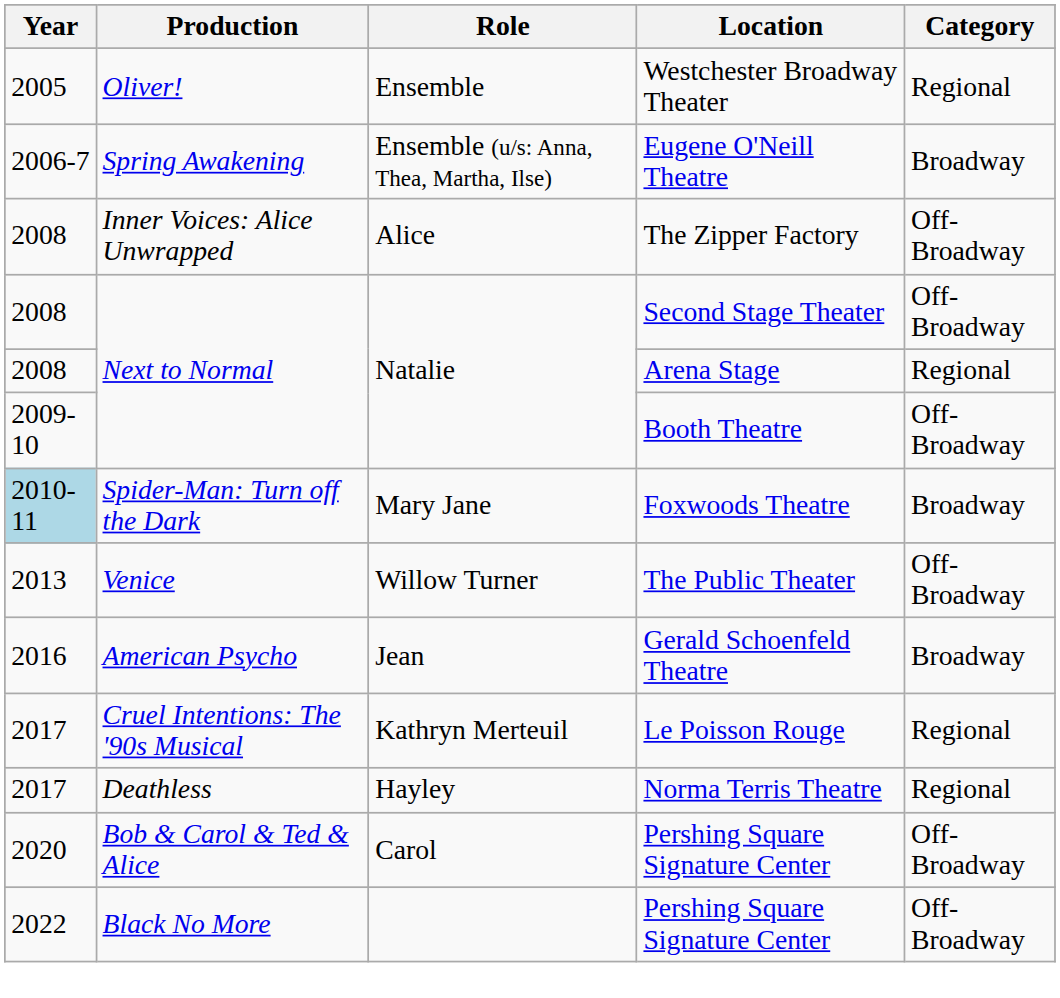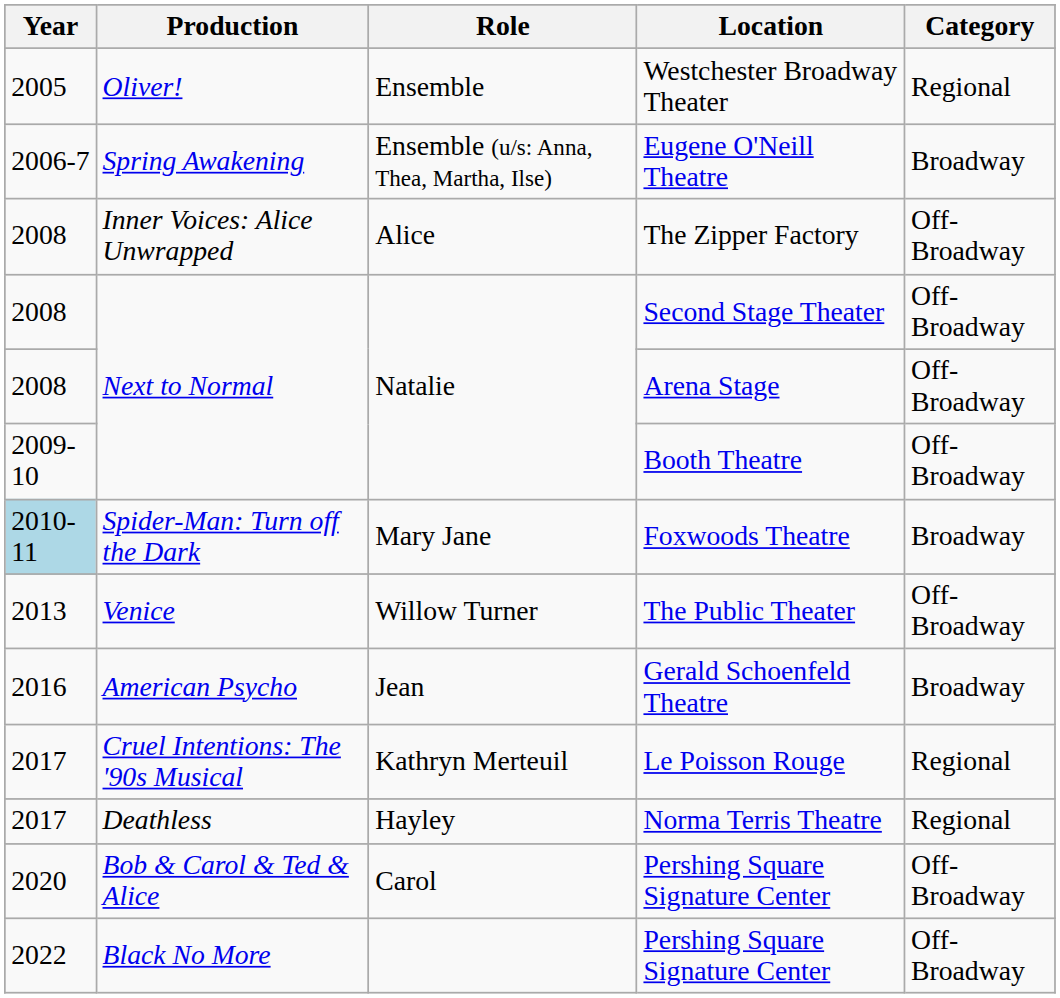(961, 370) Regional -> (968, 386) Off-Broadway
